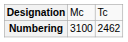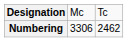(81, 28) 3100 -> (81, 28) 3306
